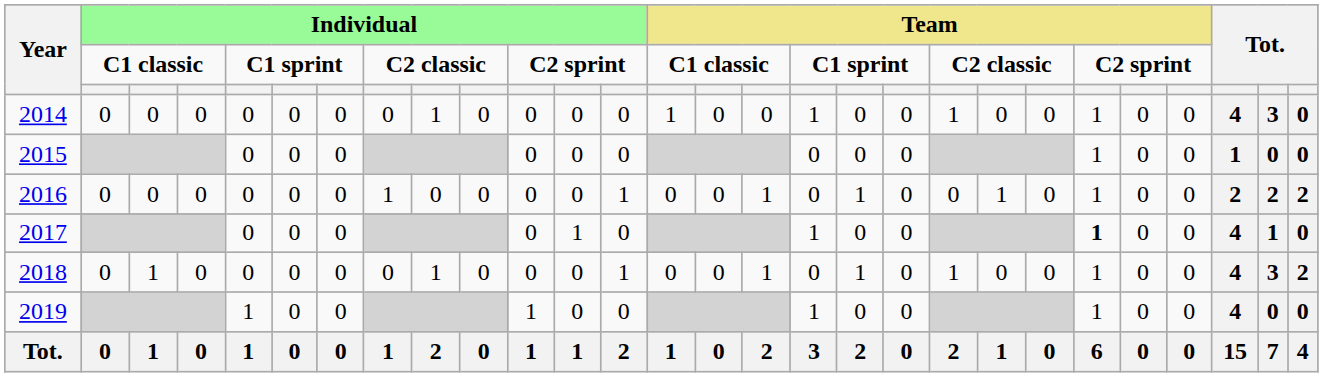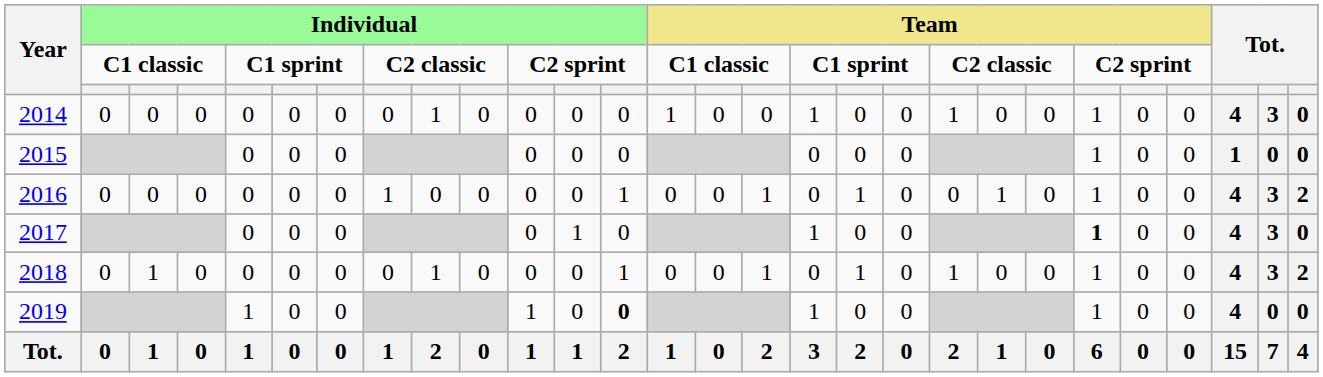(1235, 193) 2 -> (1235, 193) 4
(1273, 193) 2 -> (1273, 193) 3
(1273, 232) 1 -> (1273, 232) 3
(624, 311) normal -> (624, 311) bold
